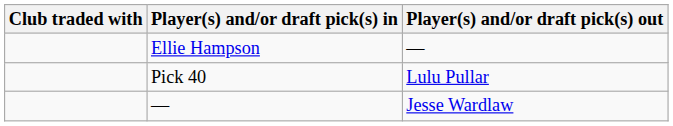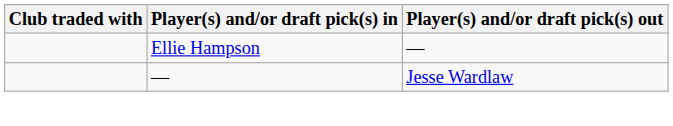- row: (179, 76)
